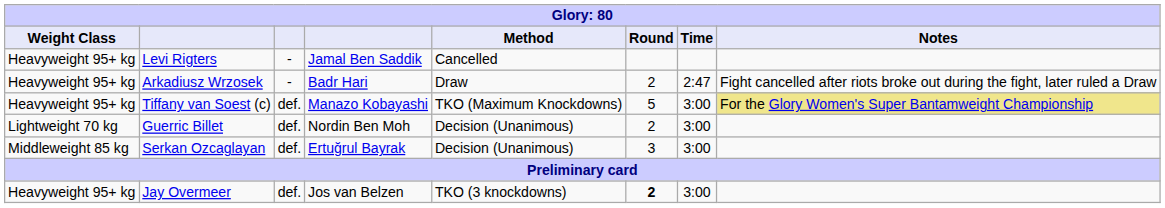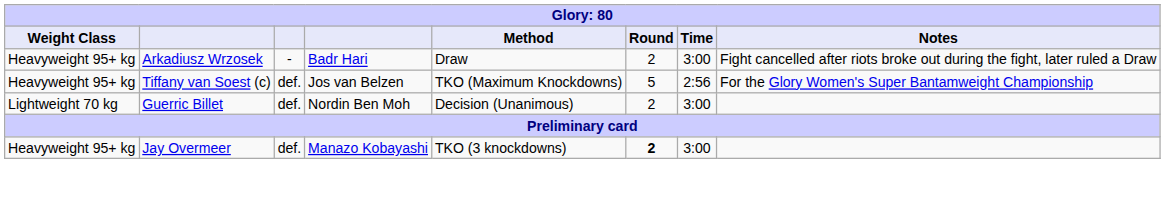- row: (180, 60)
(697, 82) 2:47 -> (697, 60) 3:00
(368, 104) Manazo Kobayashi -> (356, 82) Jos van Belzen
(697, 104) 3:00 -> (697, 82) 2:56
(907, 104) khaki background -> (907, 82) no background
- row: (204, 148)
(356, 192) Jos van Belzen -> (368, 148) Manazo Kobayashi
